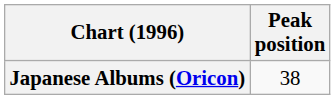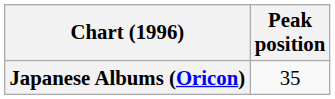(290, 77) 38 -> (290, 77) 35
